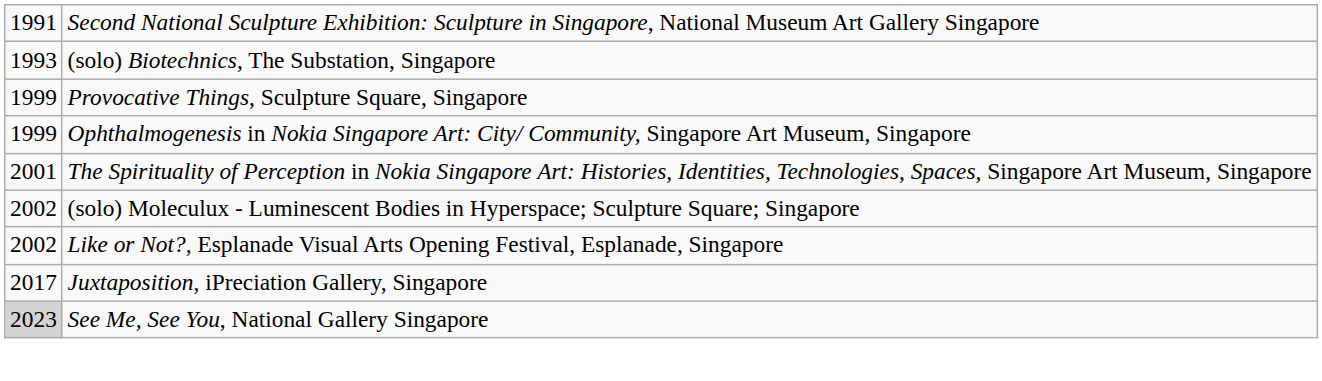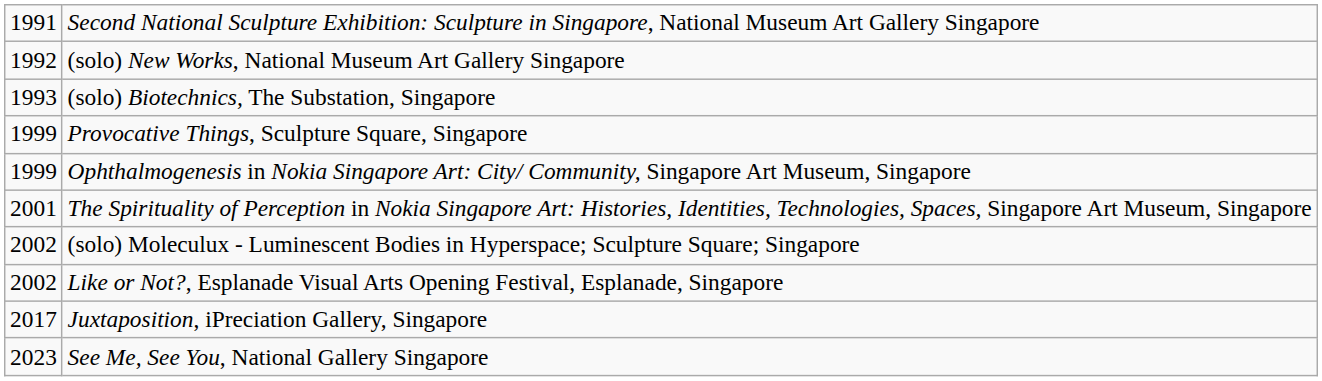+ row: (346, 60)
(33, 319) lightgrey background -> (33, 356) no background
